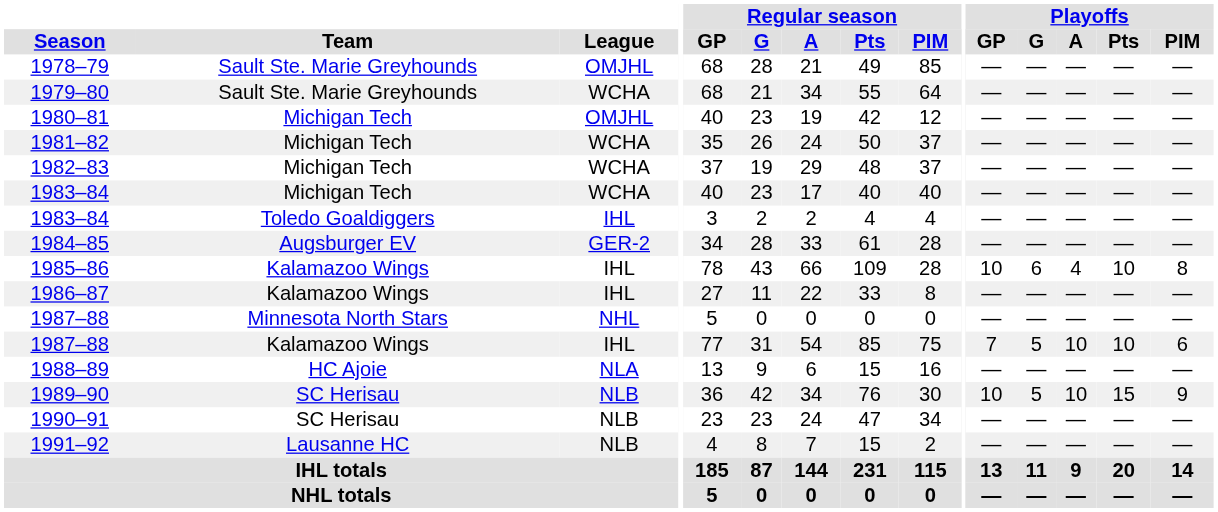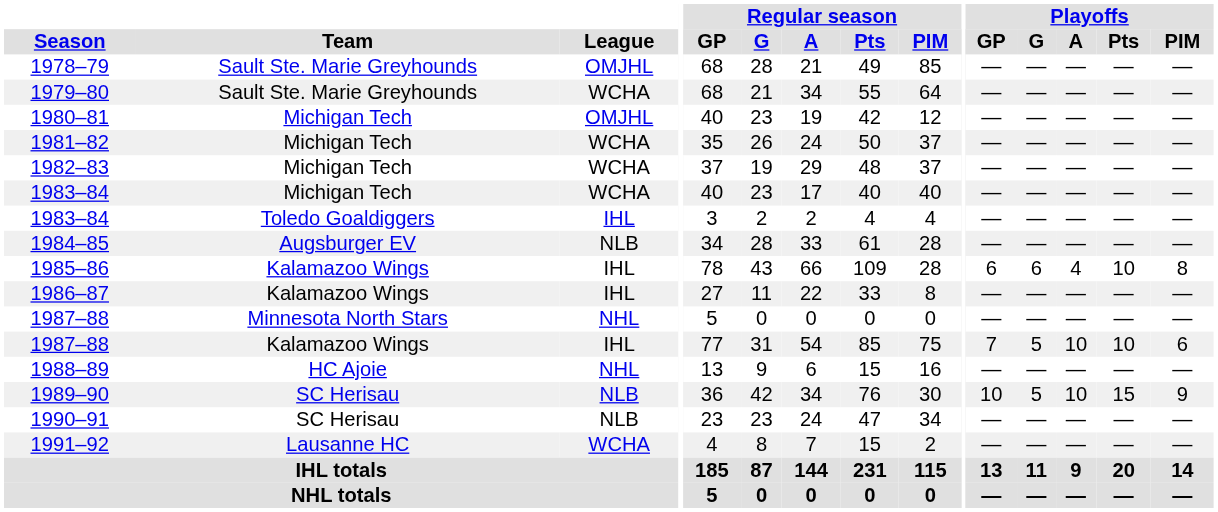(619, 243) GER-2 -> (619, 243) NLB
(991, 268) 10 -> (991, 268) 6
(619, 369) NLA -> (619, 369) NHL
(619, 444) NLB -> (619, 444) WCHA
